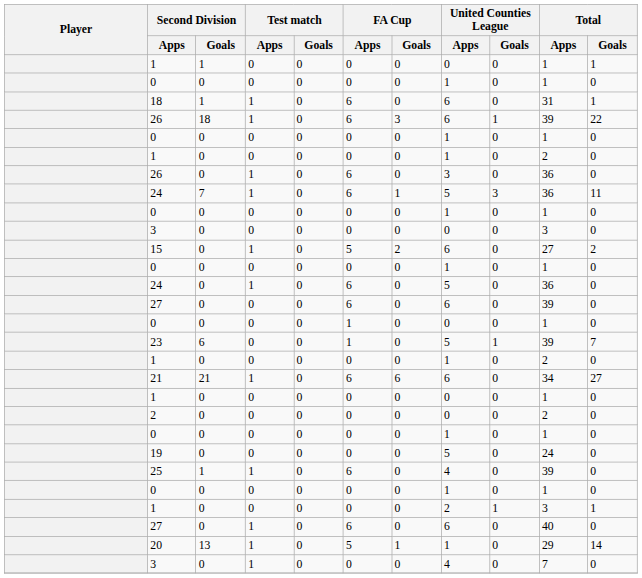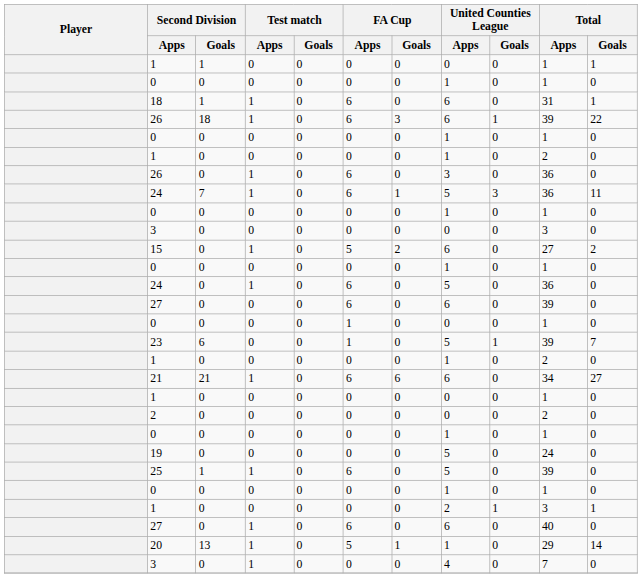(447, 471) 4 -> (447, 471) 5
